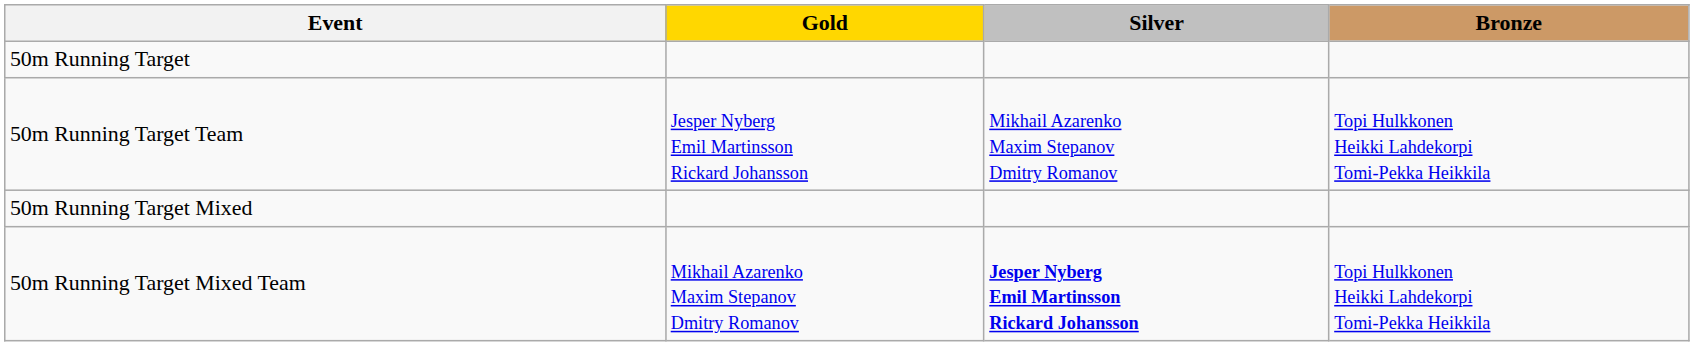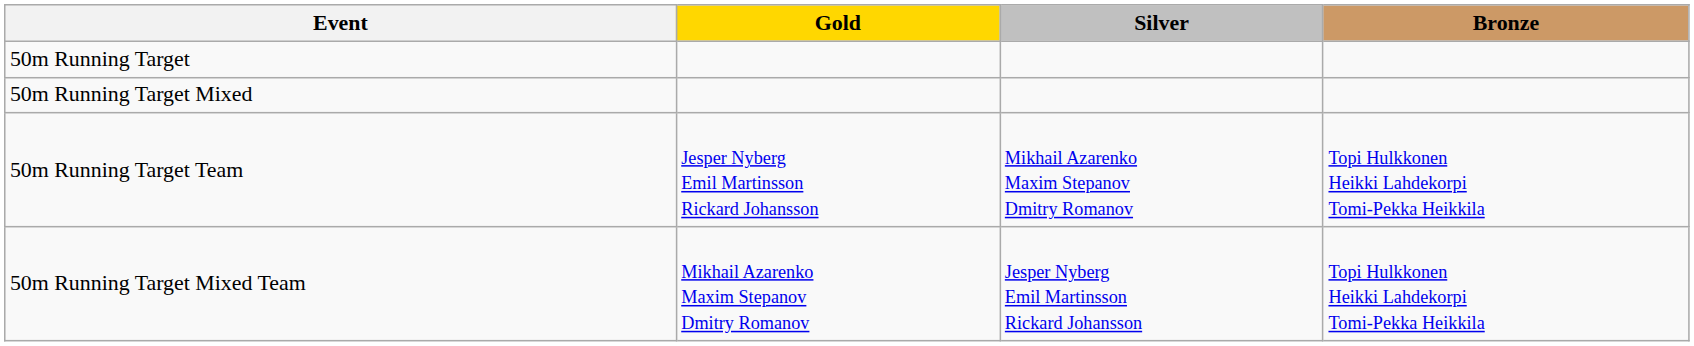rows swapped: (127, 133) <-> (131, 208)
(1064, 296) bold -> (1073, 298) normal
